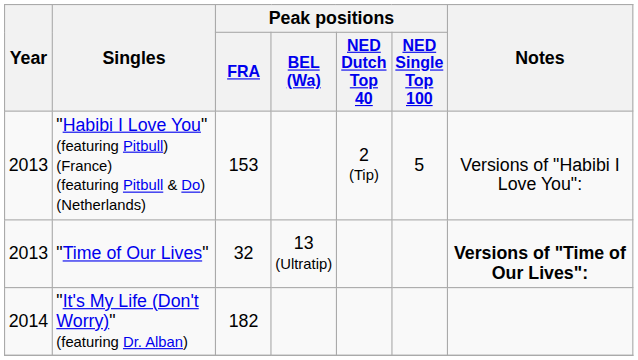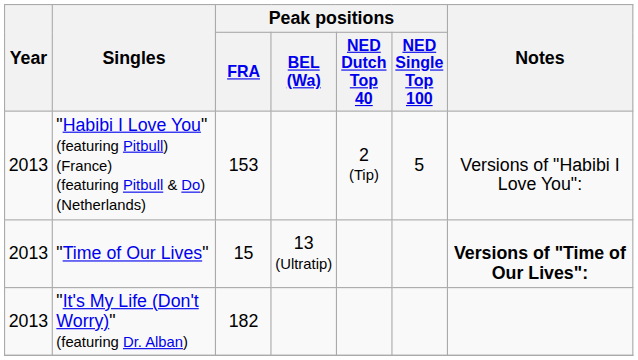(244, 253) 32 -> (244, 253) 15
(28, 321) 2014 -> (28, 321) 2013
